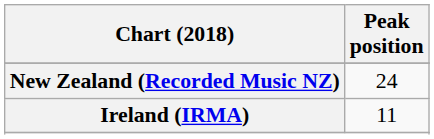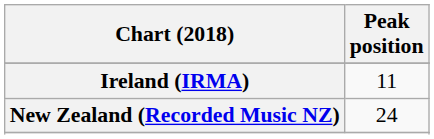rows swapped: (175, 115) <-> (175, 80)
